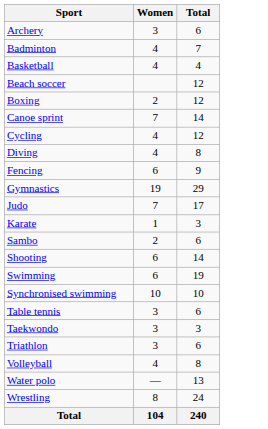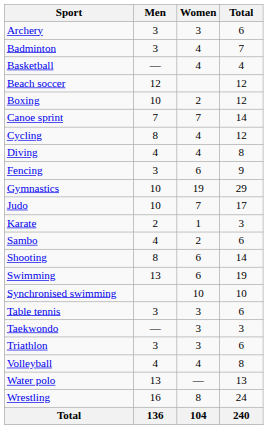+ column: (155, 13)
